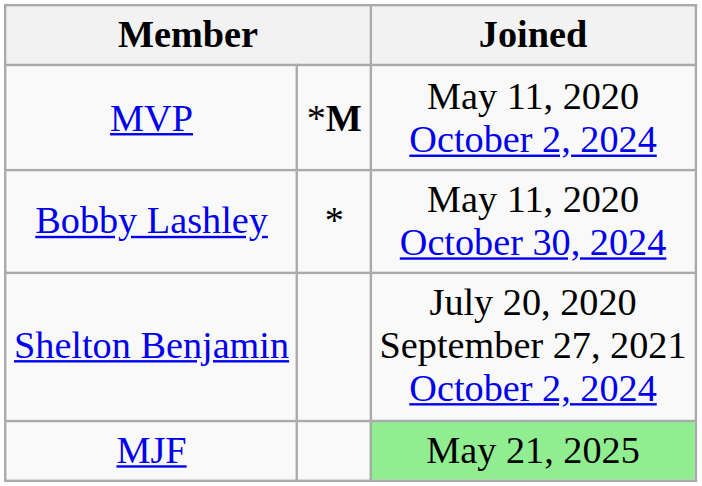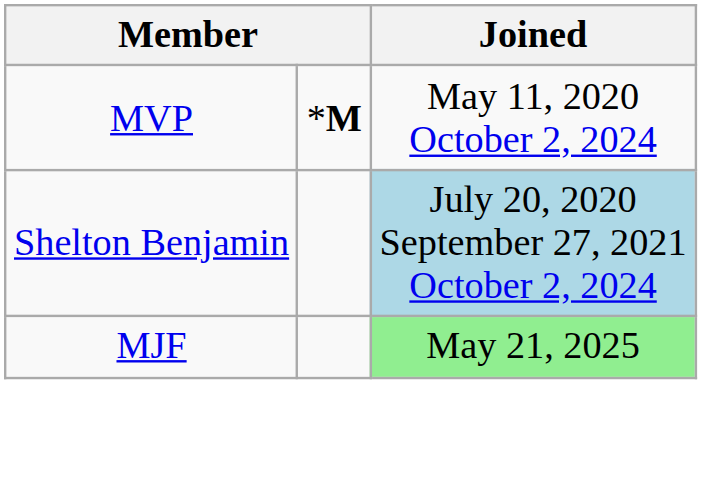- row: (152, 220)
(533, 345) no background -> (533, 242) lightblue background
